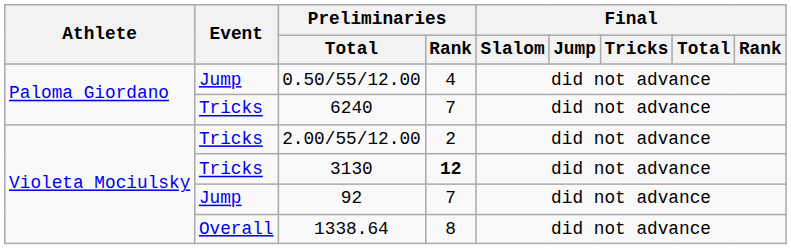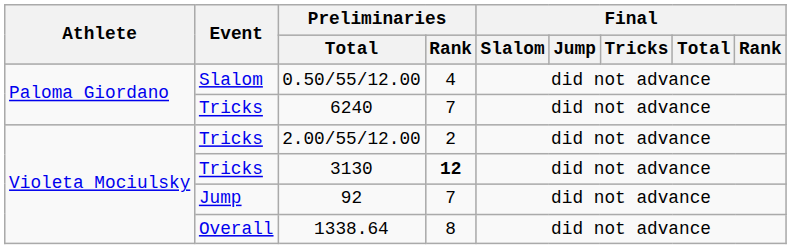(220, 79) Jump -> (231, 79) Slalom
